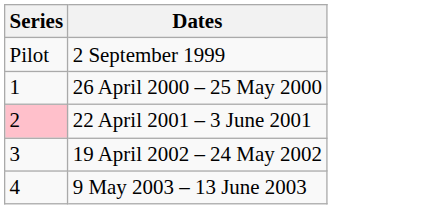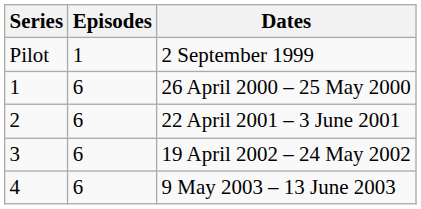+ column: (112, 21)
(15, 120) pink background -> (15, 120) no background
